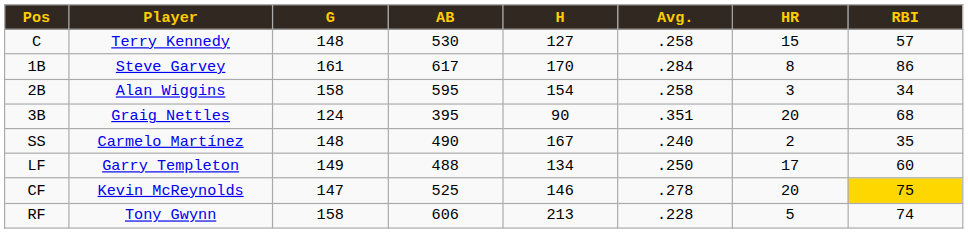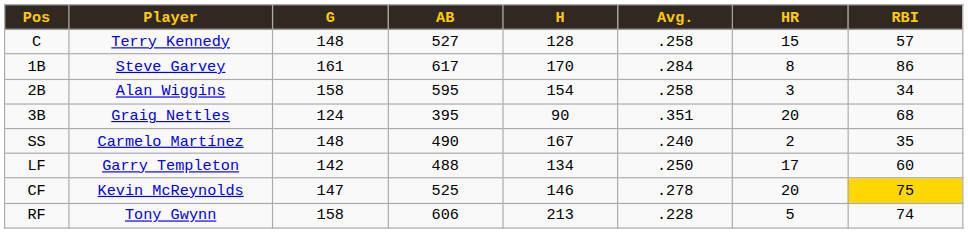(445, 42) 530 -> (445, 42) 527
(560, 42) 127 -> (560, 42) 128
(330, 166) 149 -> (330, 166) 142
